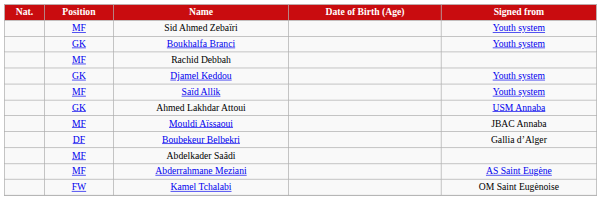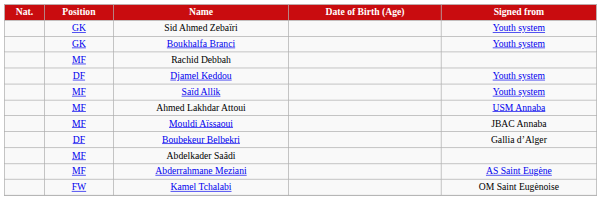(79, 28) MF -> (79, 28) GK
(79, 76) GK -> (79, 76) DF
(79, 108) GK -> (79, 108) MF
